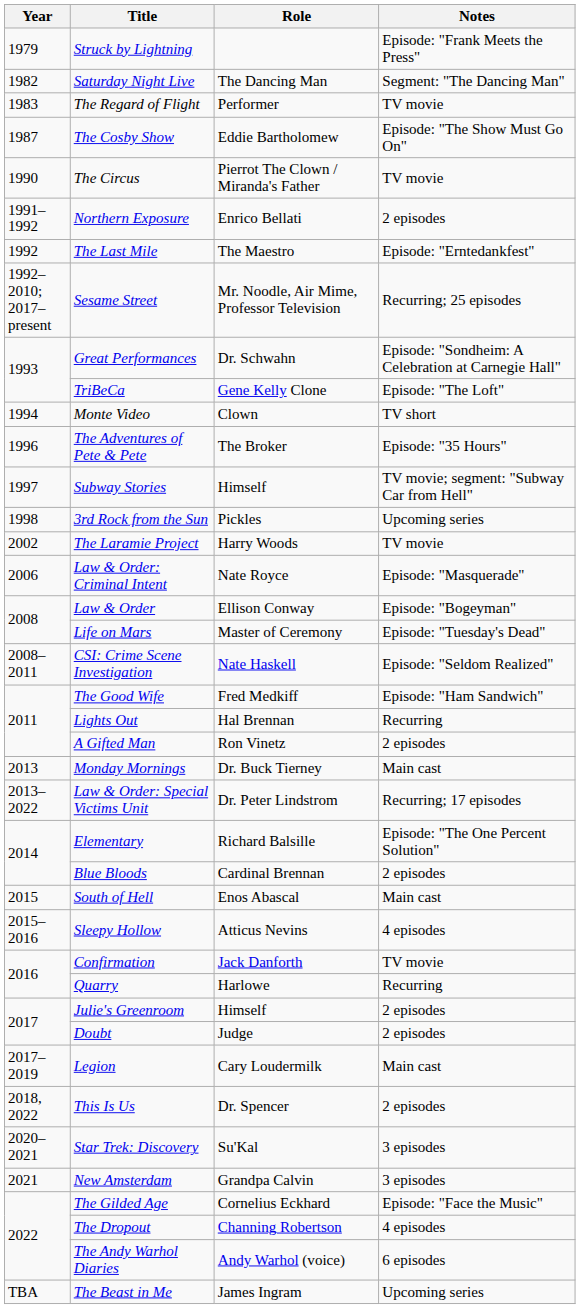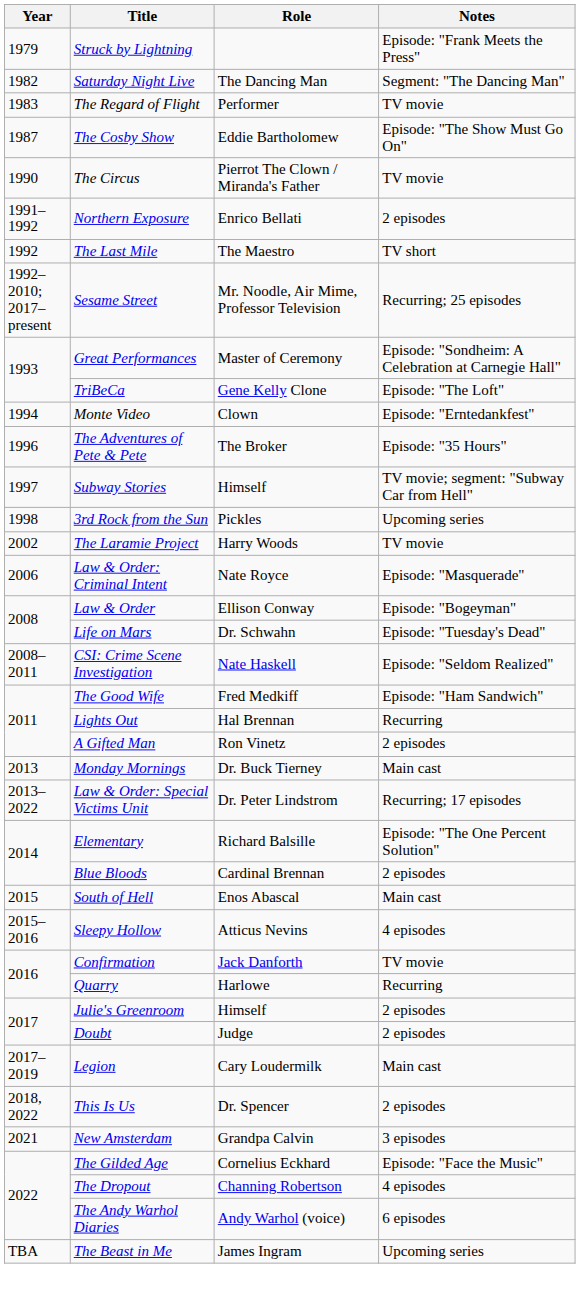(458, 251) Episode: "Erntedankfest" -> (409, 251) TV short
(257, 357) Dr. Schwahn -> (280, 357) Master of Ceremony
(409, 414) TV short -> (458, 414) Episode: "Erntedankfest"
(280, 631) Master of Ceremony -> (257, 631) Dr. Schwahn
- row: (136, 1147)
